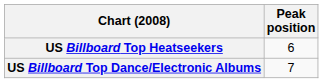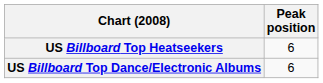(291, 68) 7 -> (291, 68) 6
